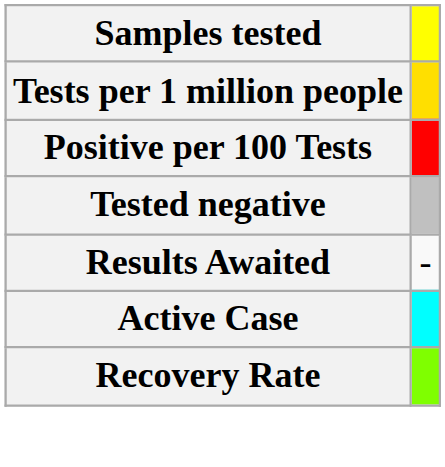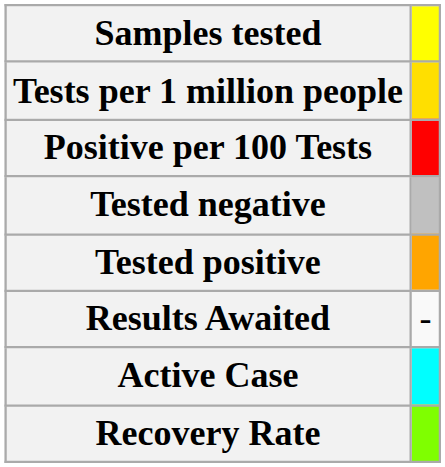+ row: (208, 261)
